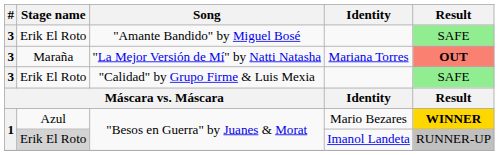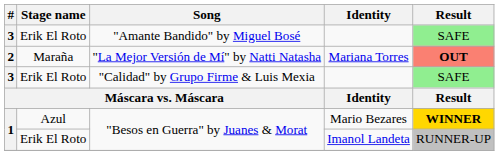(11, 56) 3 -> (11, 56) 2
(53, 139) lightgrey background -> (53, 139) no background
